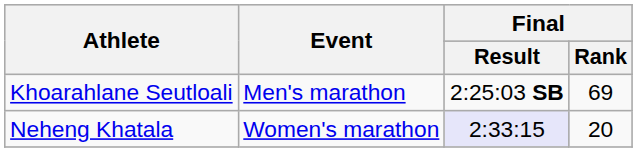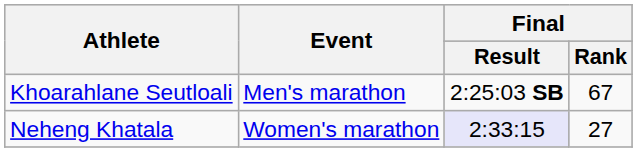(601, 93) 69 -> (601, 93) 67
(601, 129) 20 -> (601, 129) 27
